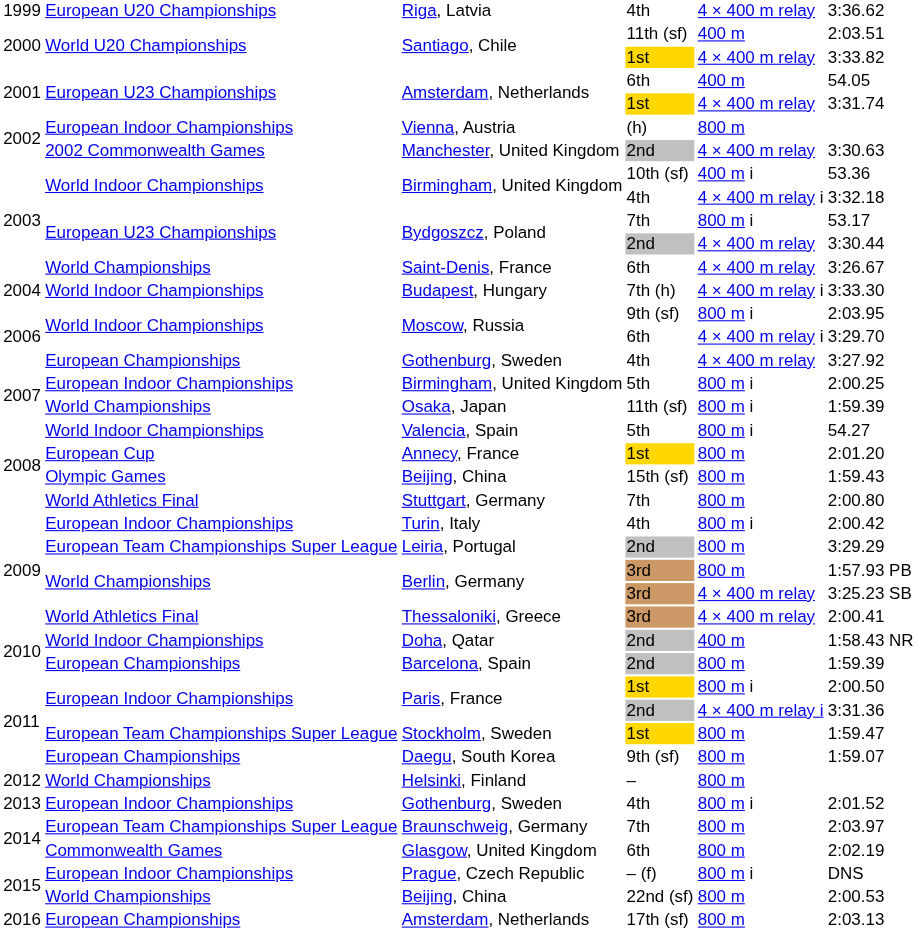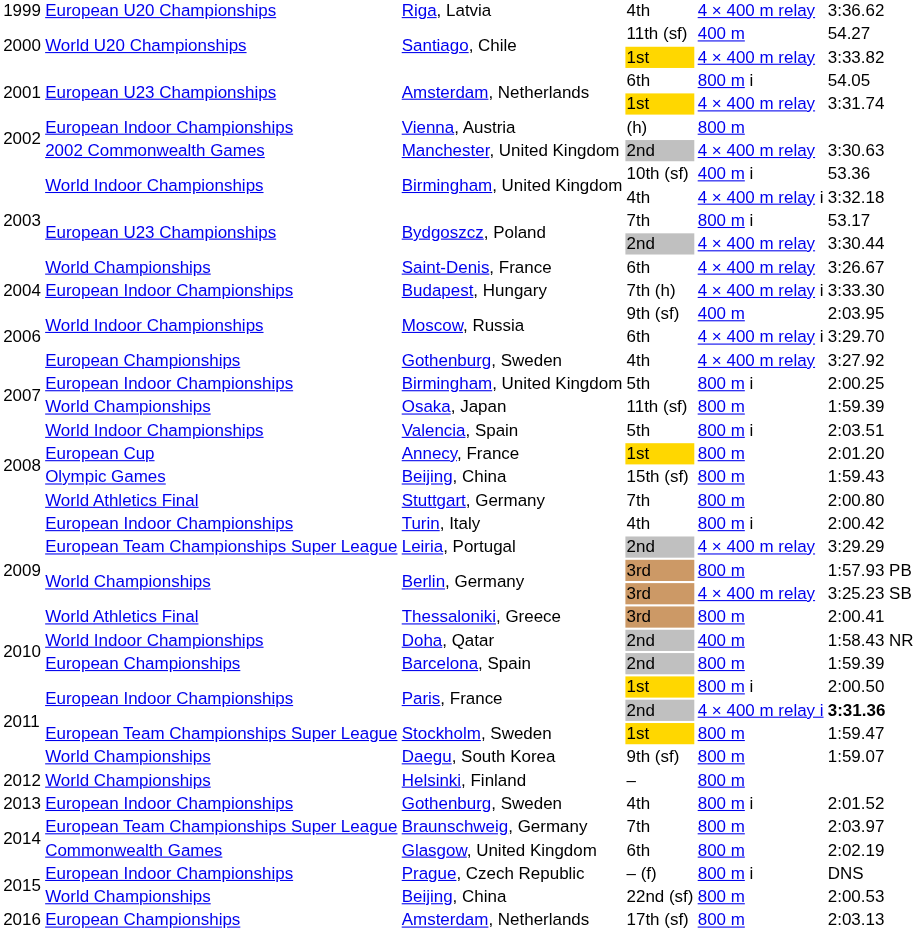(856, 34) 2:03.51 -> (849, 34) 54.27
(721, 80) 400 m -> (726, 80) 800 m i
(154, 290) World Indoor Championships -> (169, 290) European Indoor Championships
(726, 313) 800 m i -> (721, 313) 400 m
(726, 407) 800 m i -> (721, 407) 800 m
(849, 430) 54.27 -> (856, 430) 2:03.51
(721, 547) 800 m -> (756, 547) 4 × 400 m relay
(756, 617) 4 × 400 m relay -> (721, 617) 800 m
(856, 710) normal -> (857, 710) bold
(143, 756) European Championships -> (128, 756) World Championships
